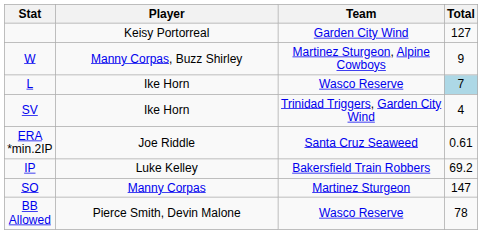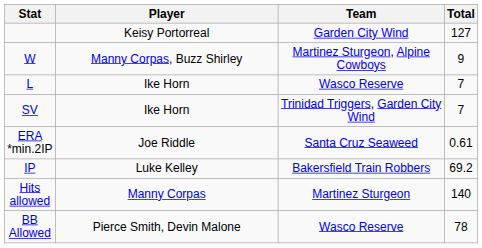(461, 84) lightblue background -> (461, 84) no background
(461, 110) 4 -> (461, 110) 7
+ row: (30, 194)
- row: (30, 187)
